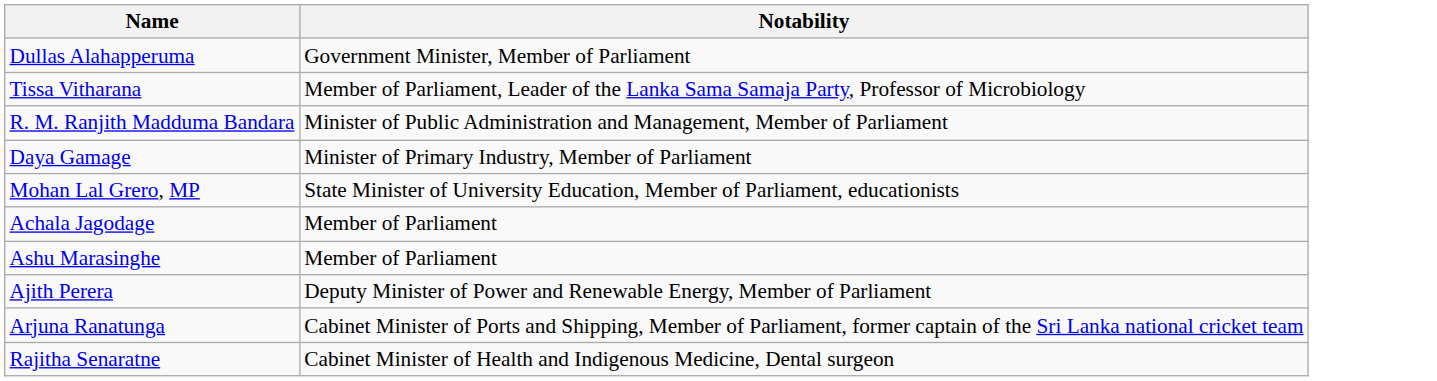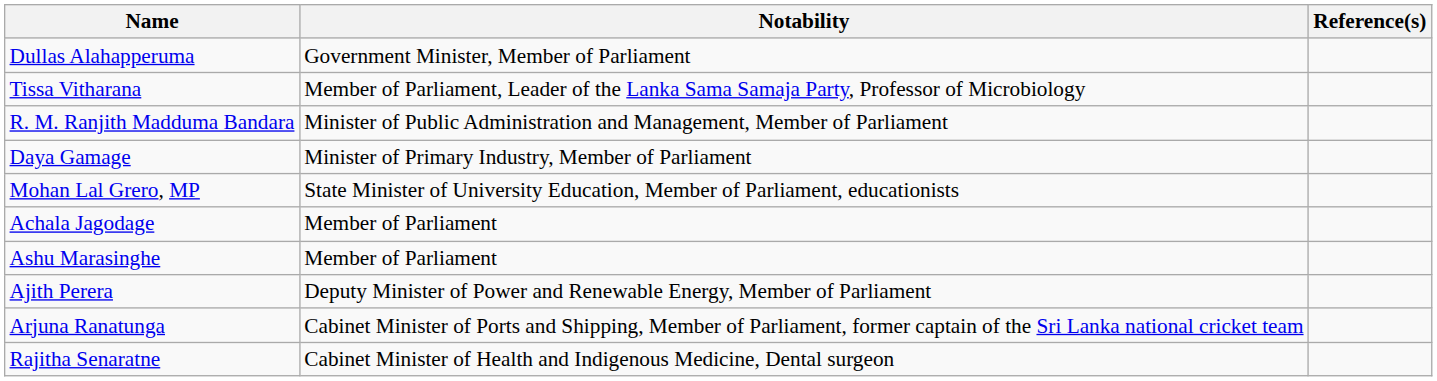+ column: (1370, 21)
